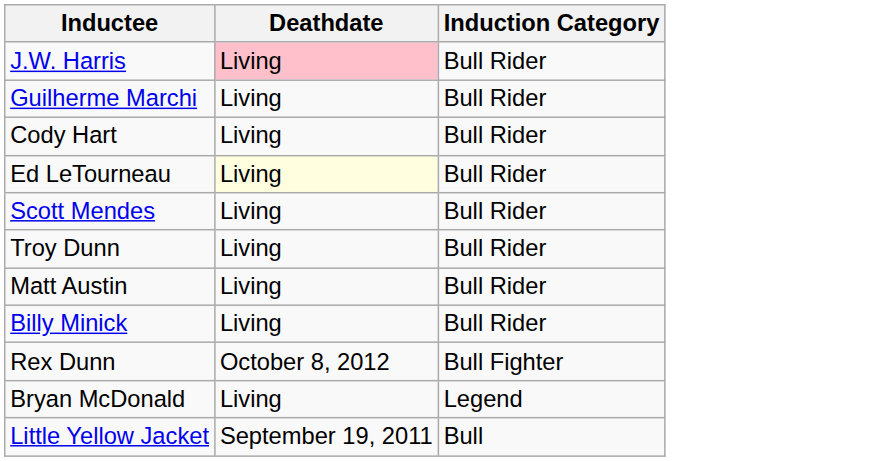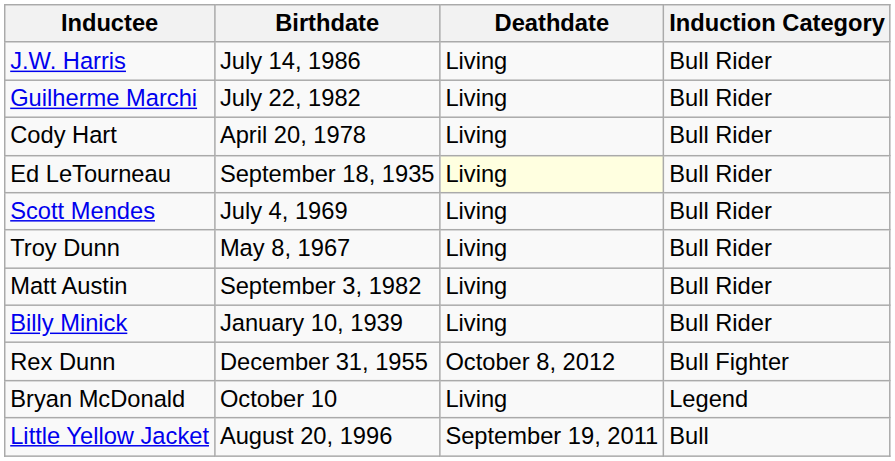+ column: (327, 23)
(251, 60) pink background -> (476, 60) no background
